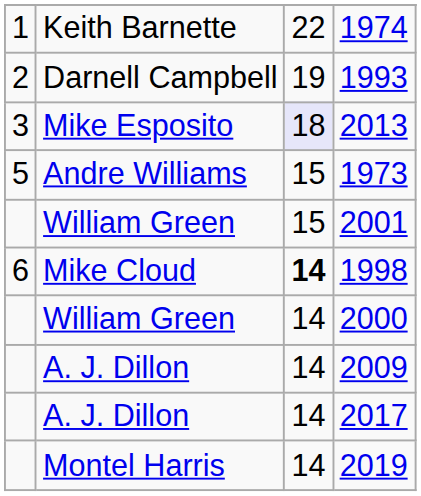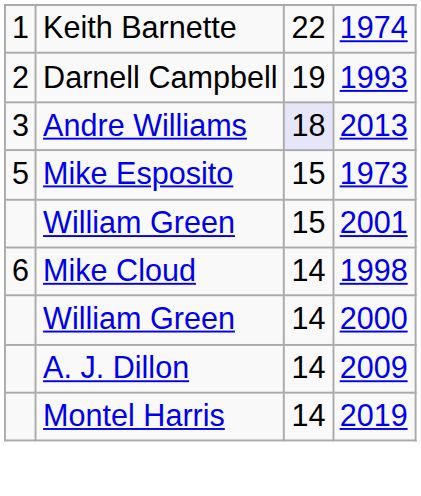(138, 125) Mike Esposito -> (145, 125) Andre Williams
(145, 174) Andre Williams -> (138, 174) Mike Esposito
(309, 271) bold -> (309, 271) normal
- row: (374, 416)
